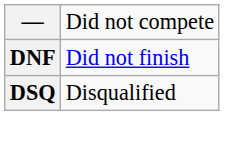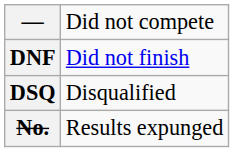+ row: (33, 127)
